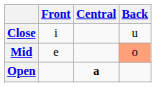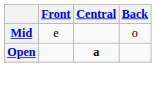- row: (21, 33)
(135, 52) lightsalmon background -> (135, 33) no background
